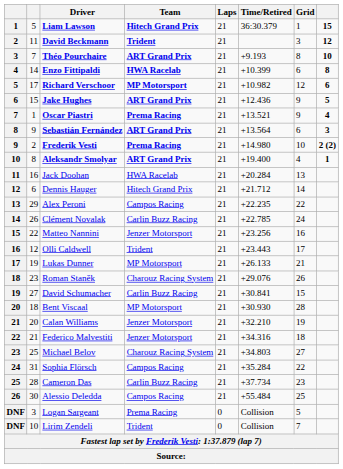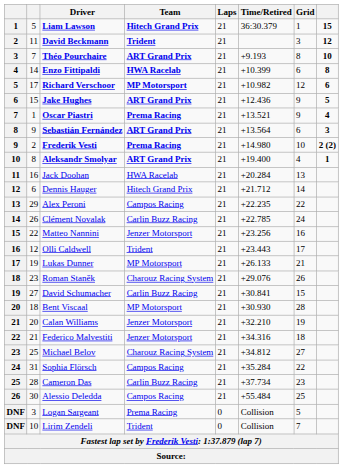(256, 352) +34.803 -> (256, 352) +34.812
